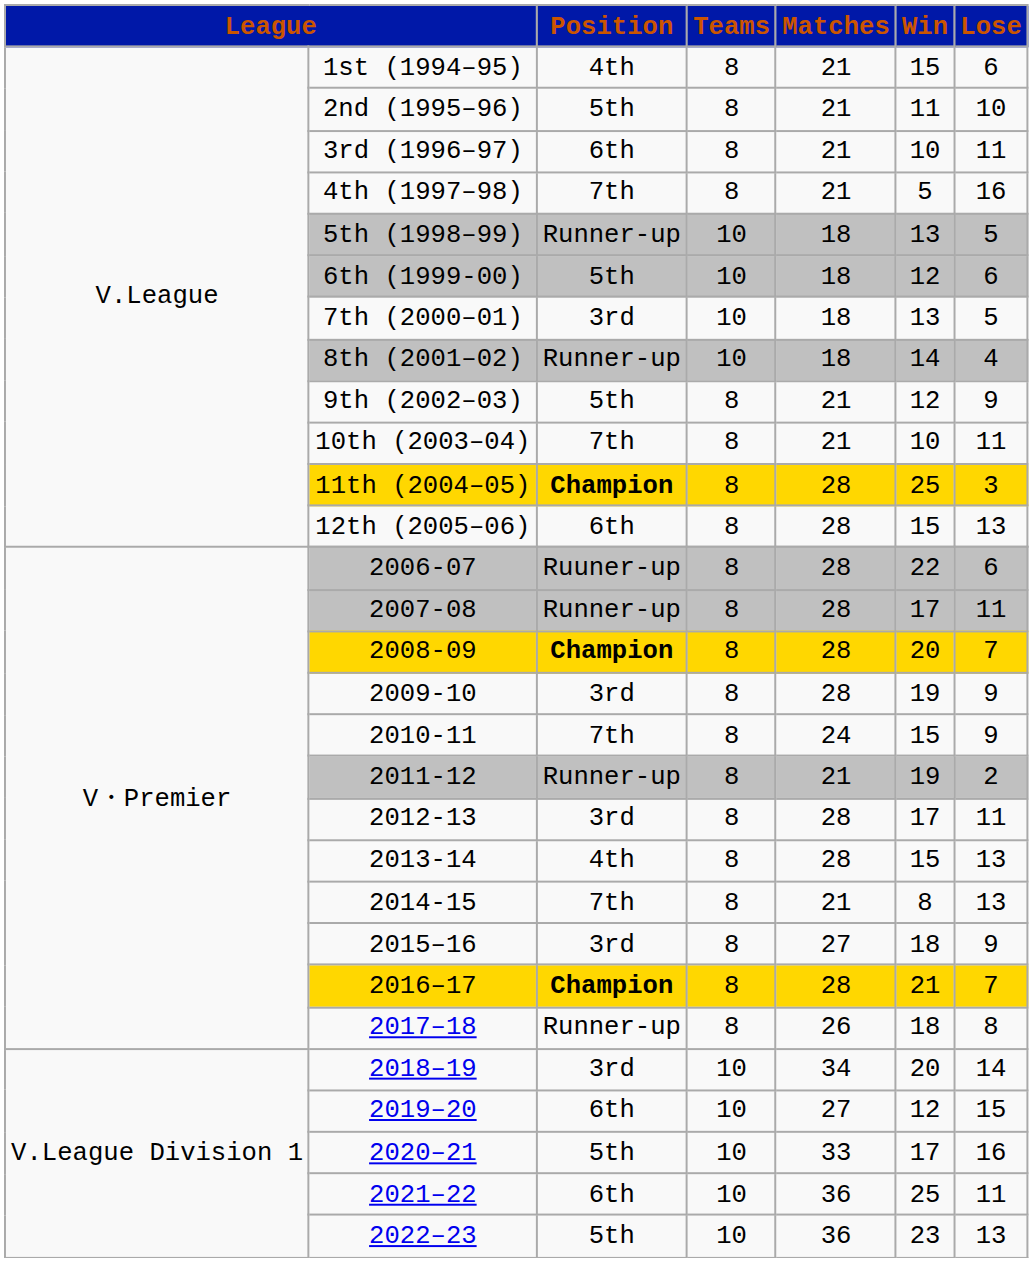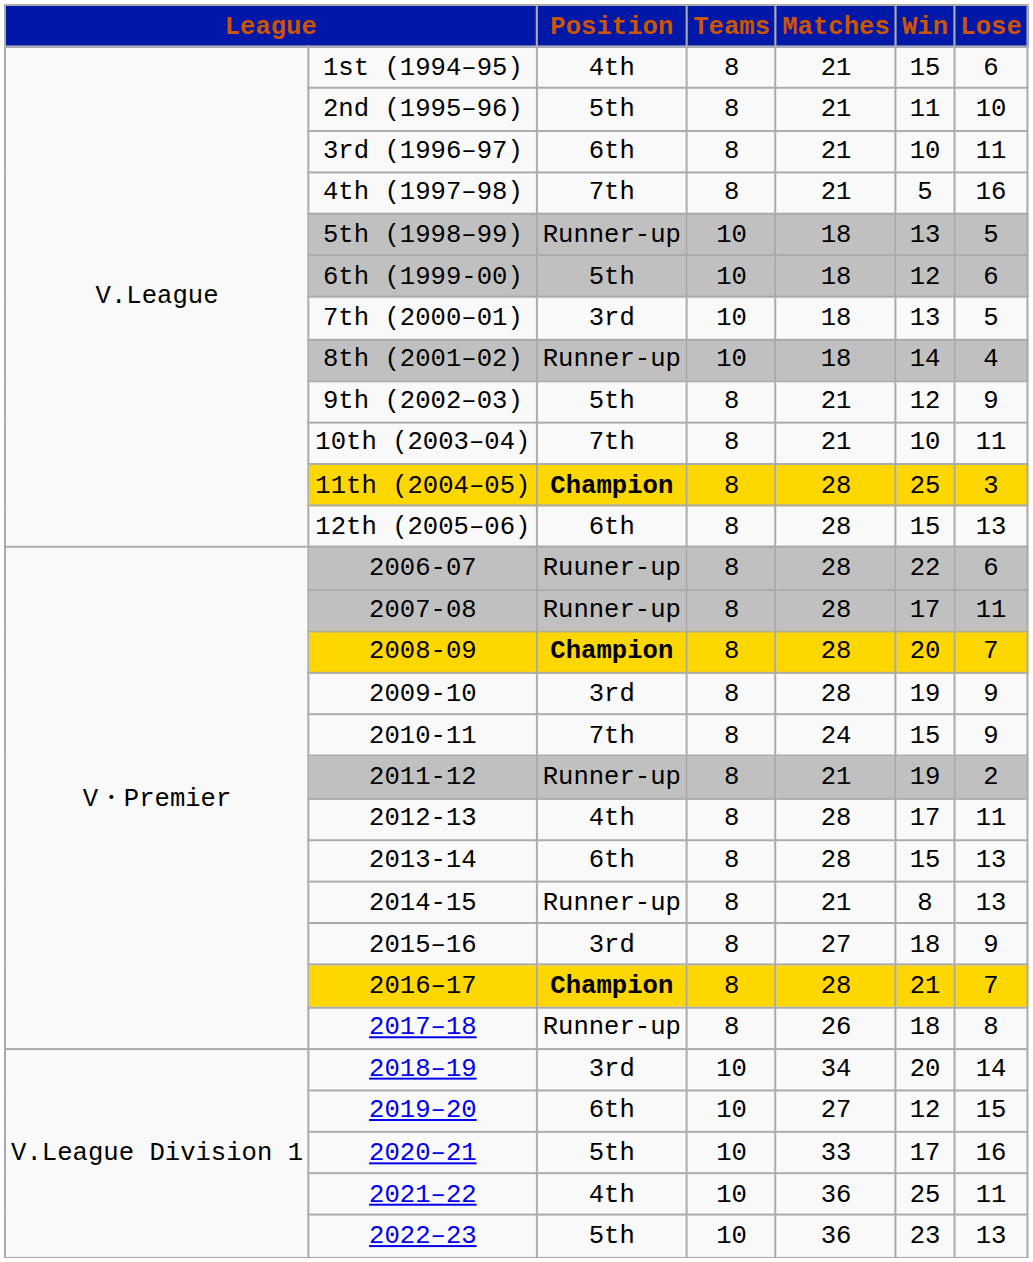(612, 819) 3rd -> (612, 819) 4th
(612, 861) 4th -> (612, 861) 6th
(612, 902) 7th -> (612, 902) Runner-up
(612, 1195) 6th -> (612, 1195) 4th
